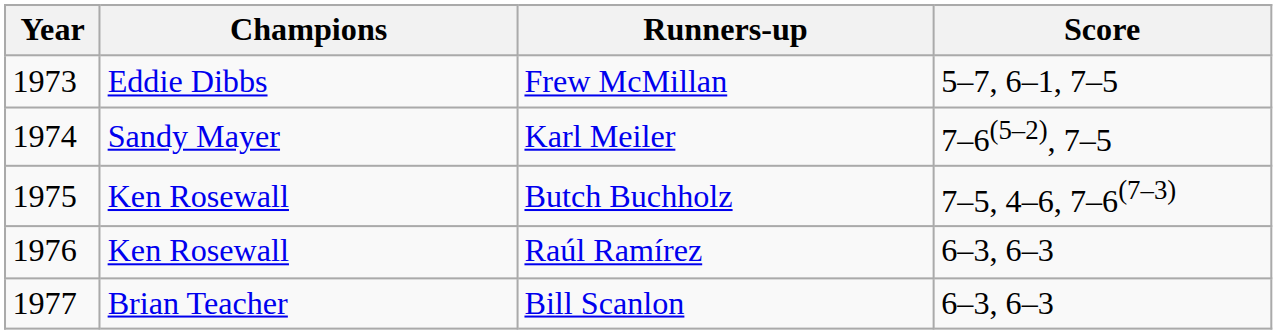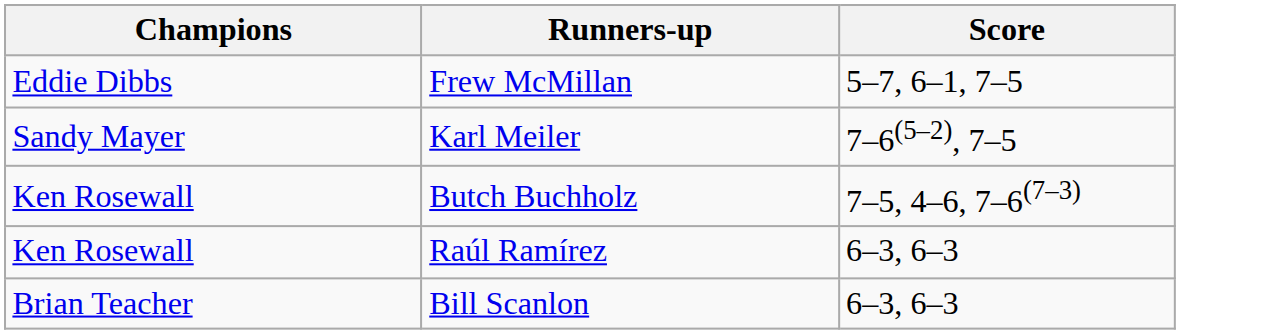- column: (53, 30)
